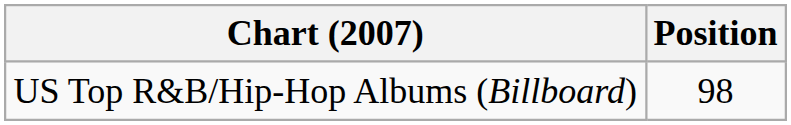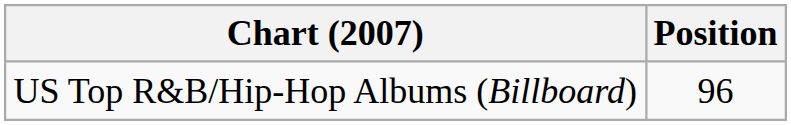(716, 90) 98 -> (716, 90) 96
